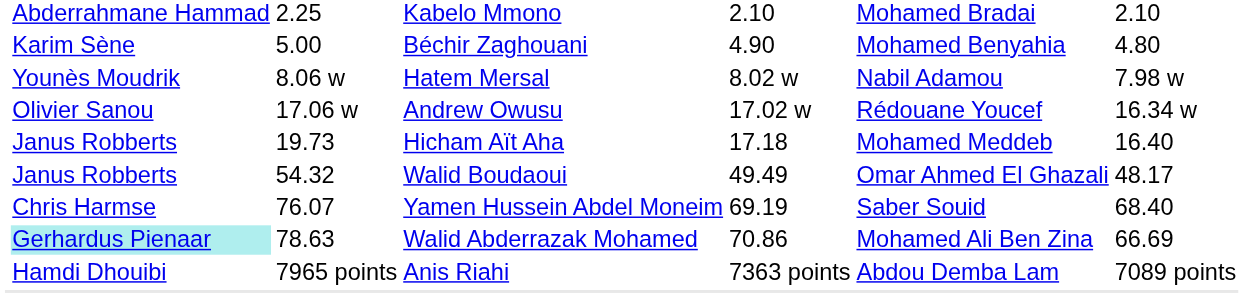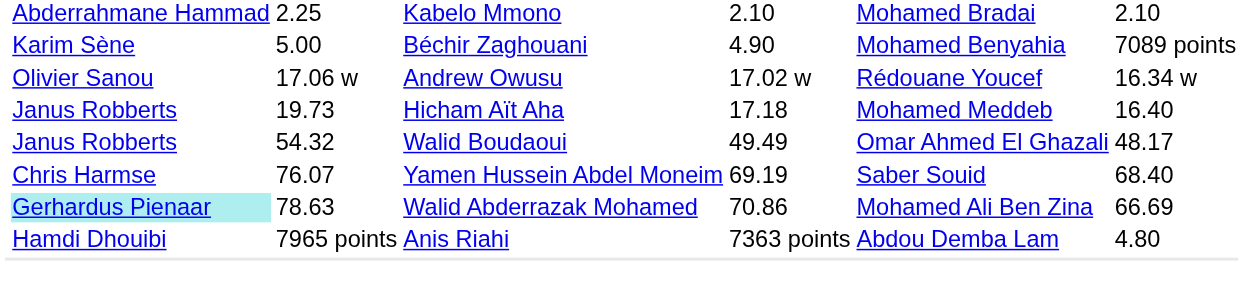(1138, 45) 4.80 -> (1175, 45) 7089 points
- row: (476, 78)
(1175, 272) 7089 points -> (1138, 239) 4.80
